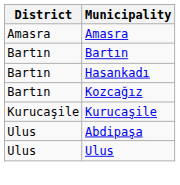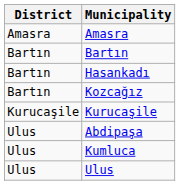+ row: (110, 151)
